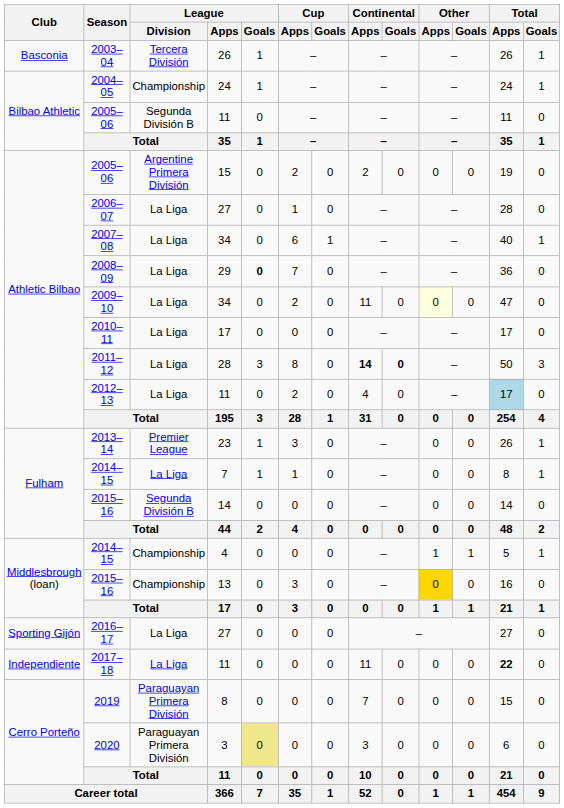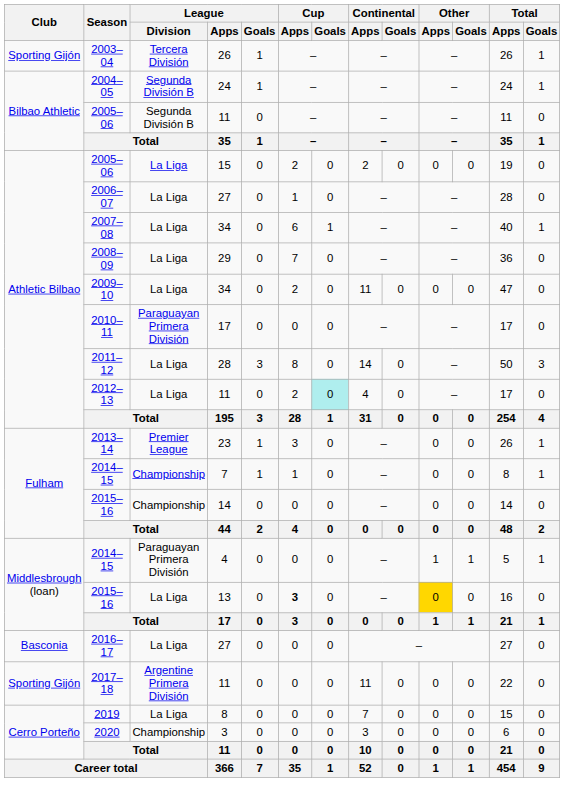(44, 55) Basconia -> (44, 55) Sporting Gijón
(169, 86) Championship -> (169, 86) Segunda División B
(169, 172) Argentine Primera División -> (169, 166) La Liga
(260, 271) bold -> (260, 258) normal
(436, 302) lightyellow background -> (436, 289) no background
(169, 333) La Liga -> (169, 326) Paraguayan Primera División
(365, 363) bold -> (365, 363) normal
(401, 363) bold -> (401, 363) normal
(330, 394) no background -> (330, 394) paleturquoise background
(506, 394) lightblue background -> (506, 394) no background
(169, 474) La Liga -> (169, 474) Championship
(169, 505) Segunda División B -> (169, 505) Championship
(169, 553) Championship -> (169, 560) Paraguayan Primera División
(169, 584) Championship -> (169, 597) La Liga
(295, 584) normal -> (295, 597) bold
(44, 633) Sporting Gijón -> (44, 646) Basconia
(44, 664) Independiente -> (44, 683) Sporting Gijón
(169, 664) La Liga -> (169, 683) Argentine Primera División
(506, 664) bold -> (506, 683) normal
(169, 701) Paraguayan Primera División -> (169, 714) La Liga
(169, 745) Paraguayan Primera División -> (169, 732) Championship
(260, 745) khaki background -> (260, 732) no background
